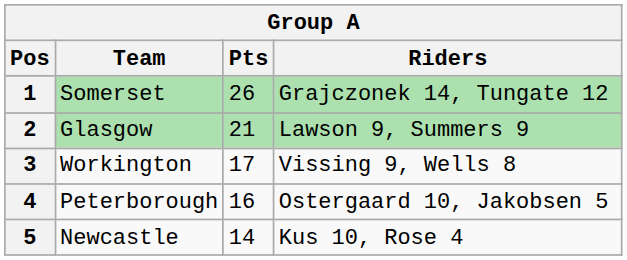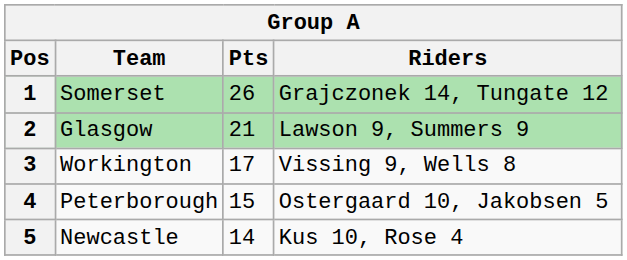(242, 202) 16 -> (242, 202) 15
